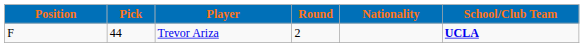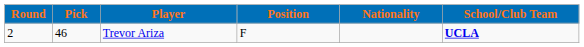columns swapped: (316, 14) <-> (56, 14)
(116, 33) 44 -> (61, 33) 46
